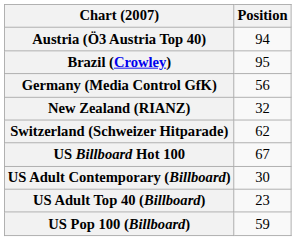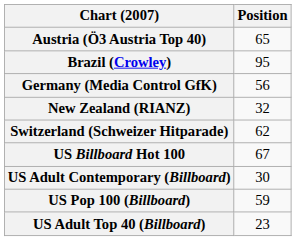(262, 39) 94 -> (262, 39) 65
rows swapped: (119, 200) <-> (119, 223)
